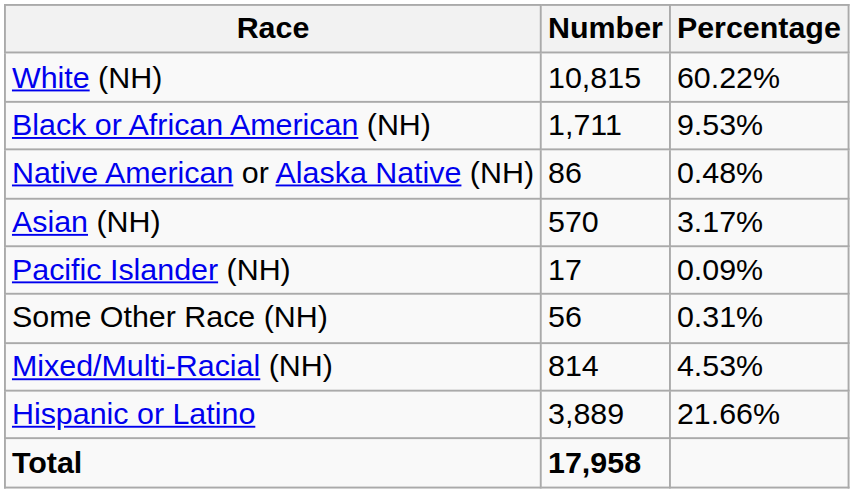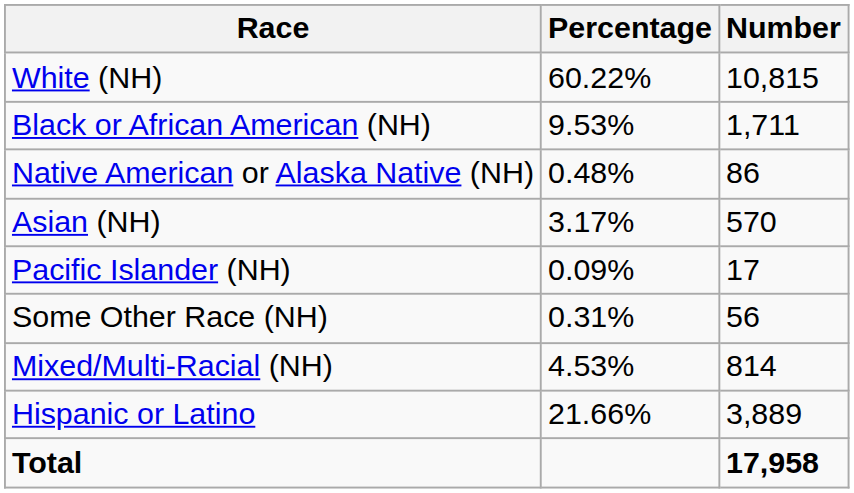columns swapped: (605, 28) <-> (759, 28)
